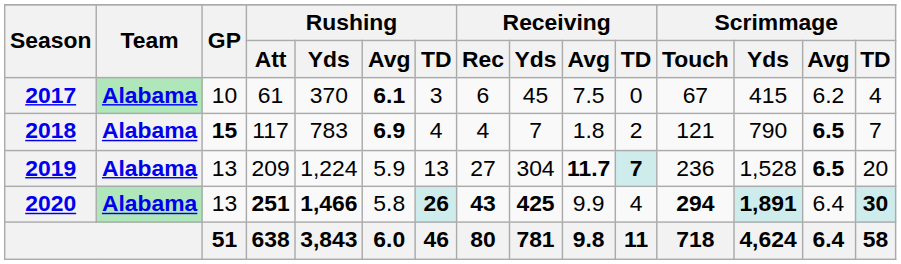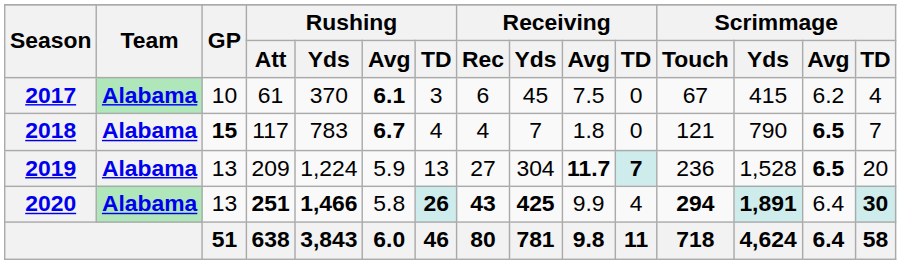(389, 131) 6.9 -> (389, 131) 6.7
(636, 131) 2 -> (636, 131) 0
